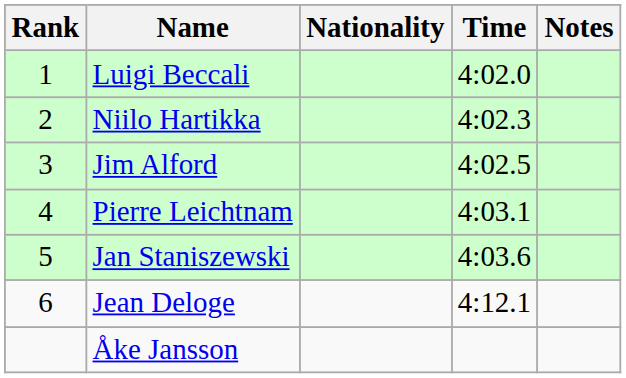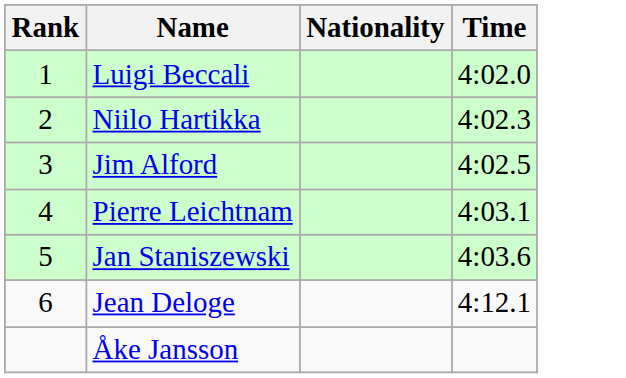- column: (579, 27)
